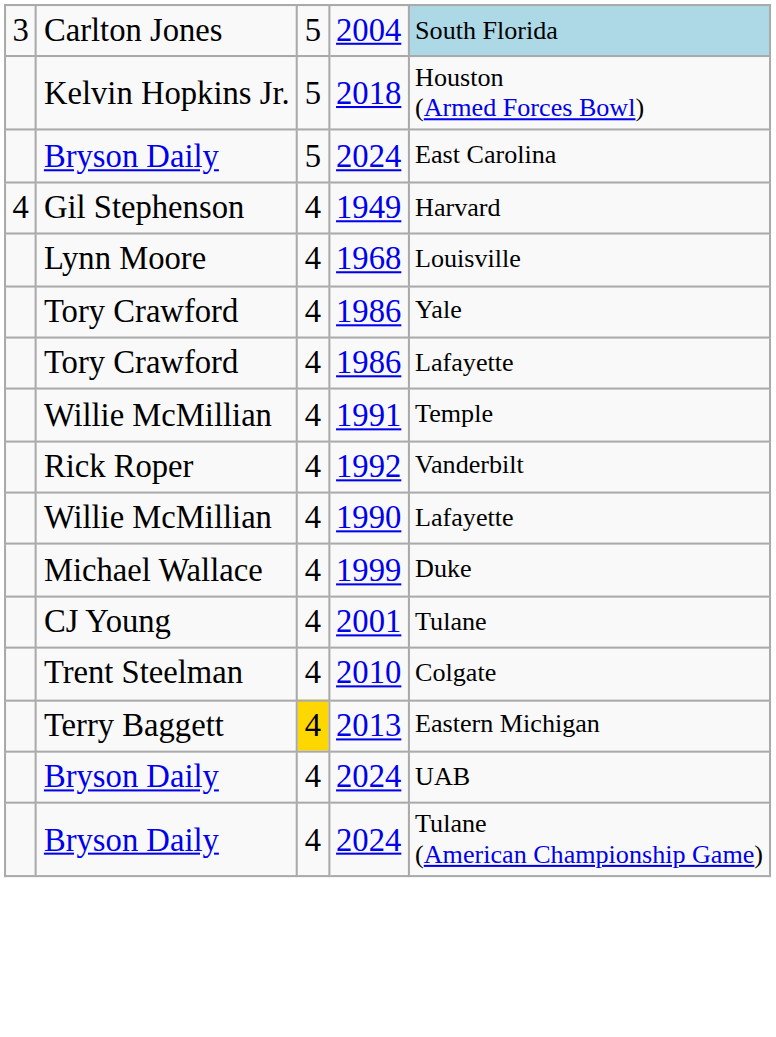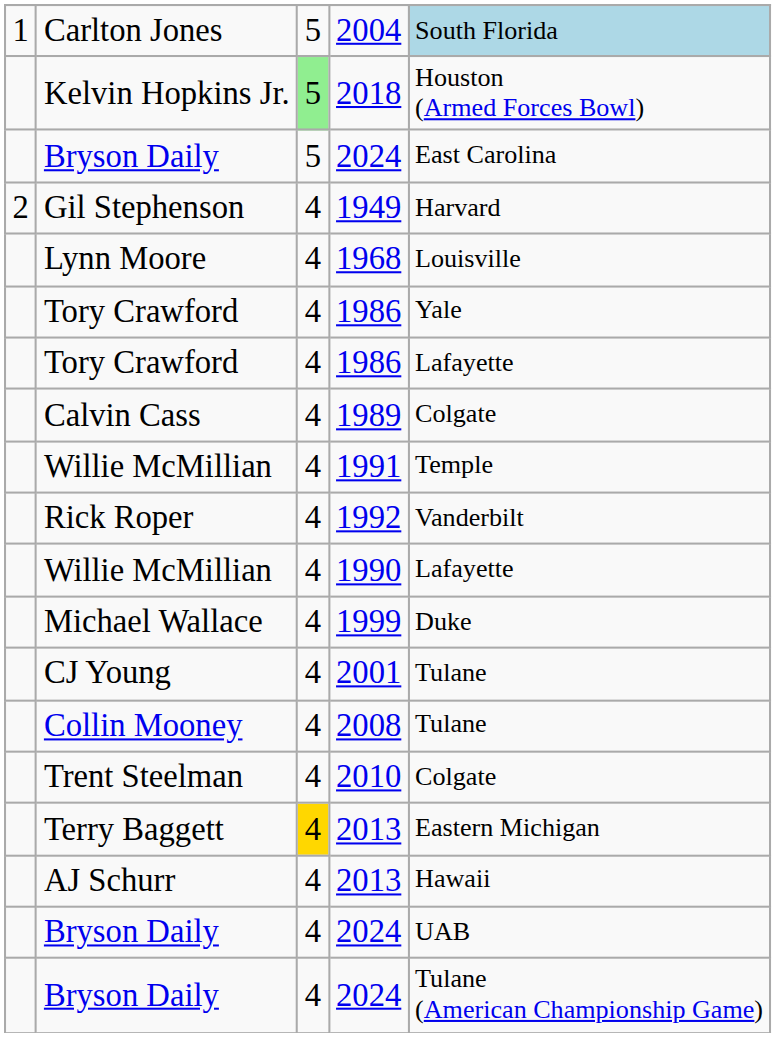(21, 30) 3 -> (21, 30) 1
(313, 93) no background -> (313, 93) lightgreen background
(21, 207) 4 -> (21, 207) 2
+ row: (122, 414)
+ row: (143, 725)
+ row: (110, 880)
